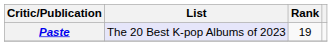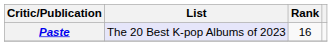(305, 31) 19 -> (305, 31) 16
